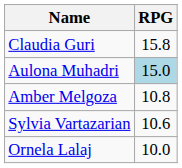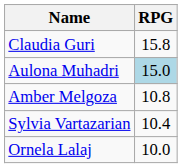(156, 123) 10.6 -> (156, 123) 10.4
